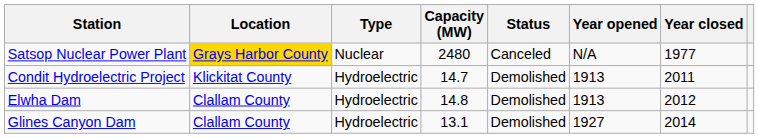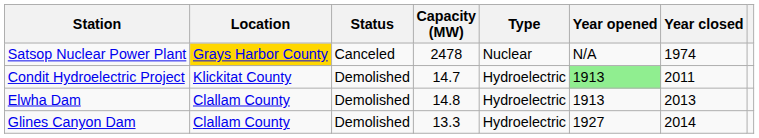columns swapped: (376, 24) <-> (528, 24)
(454, 55) 2480 -> (446, 55) 2478
(680, 55) 1977 -> (680, 55) 1974
(589, 77) no background -> (589, 77) lightgreen background
(680, 100) 2012 -> (680, 100) 2013
(454, 122) 13.1 -> (446, 122) 13.3
